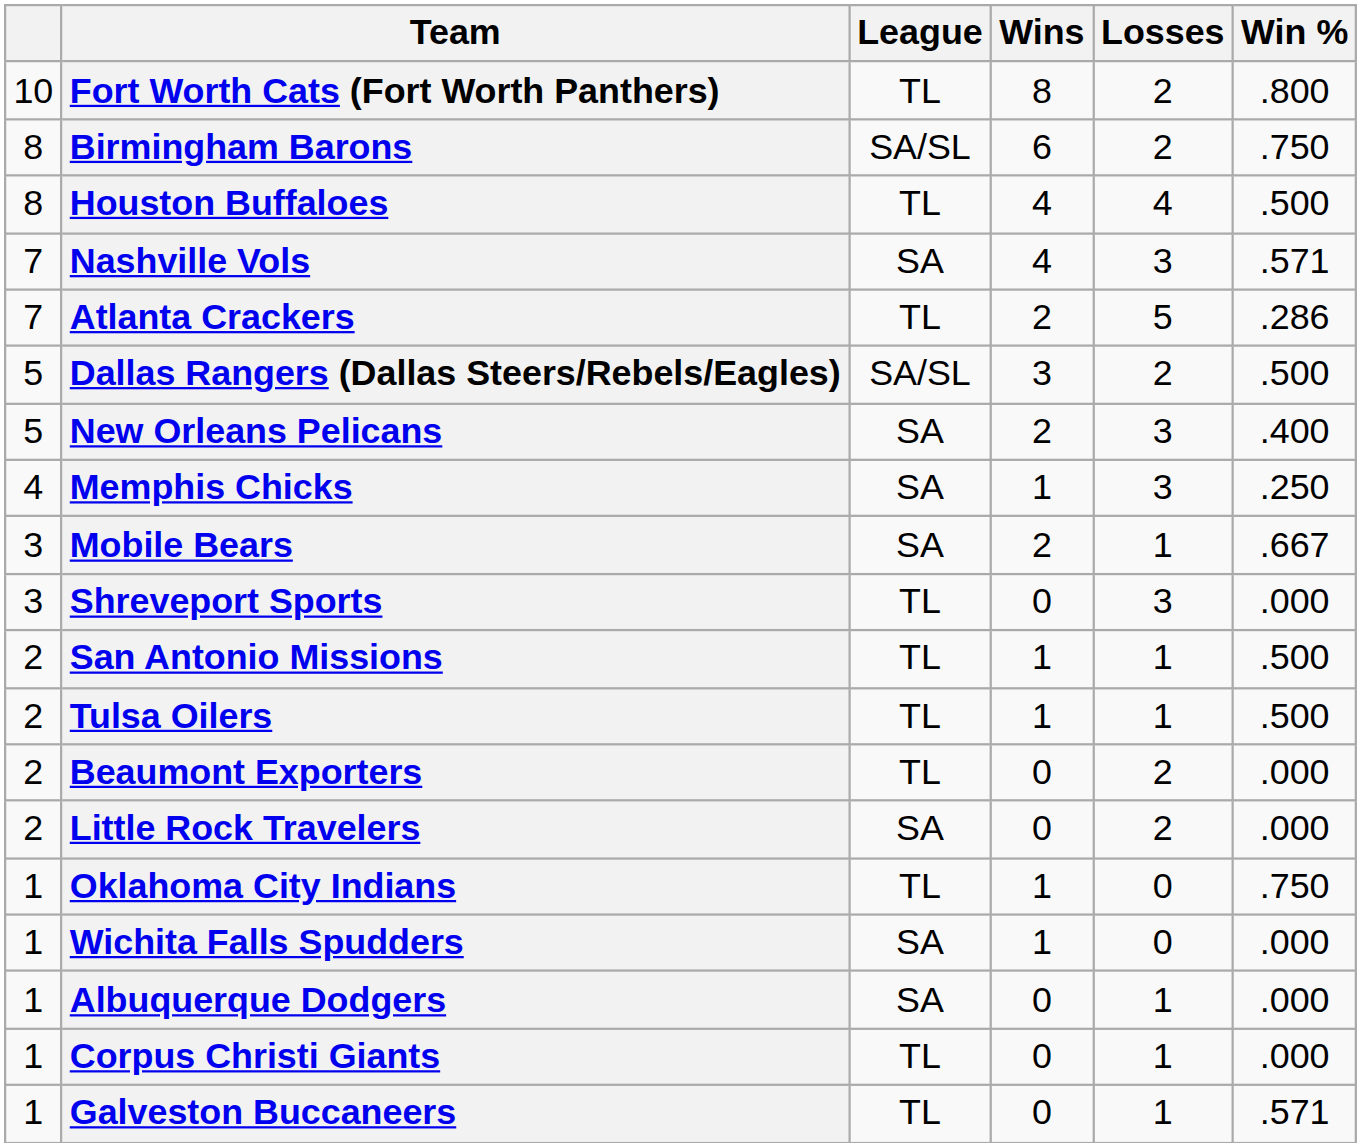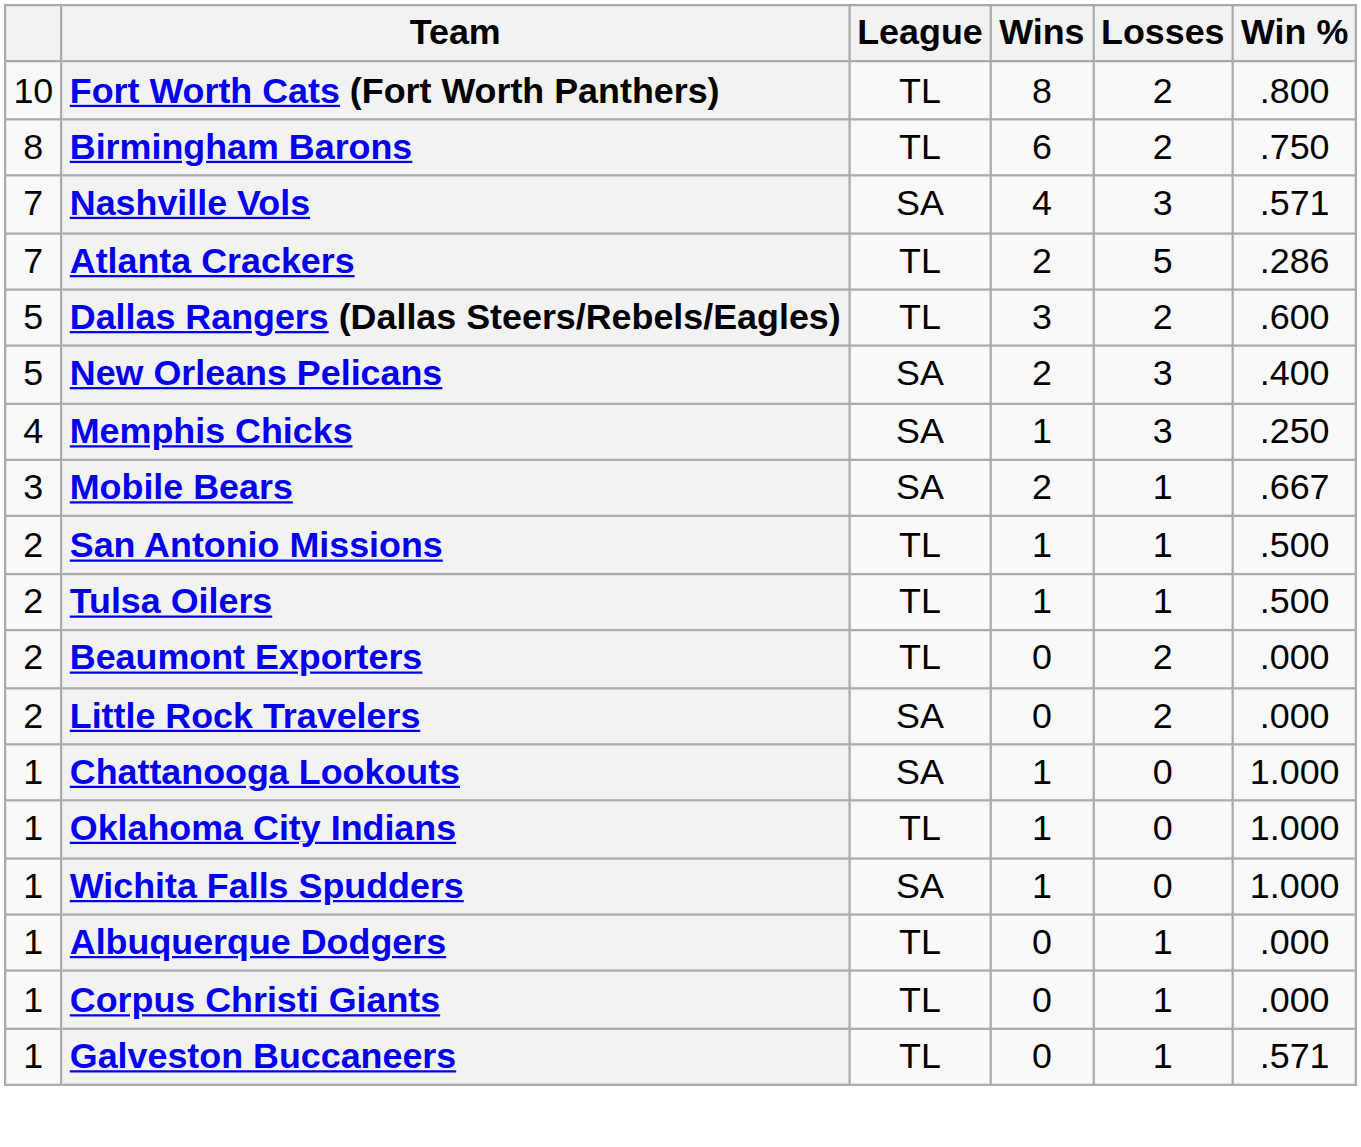(920, 146) SA/SL -> (920, 146) TL
- row: (229, 203)
(920, 373) SA/SL -> (920, 317) TL
(1295, 373) .500 -> (1295, 317) .600
- row: (226, 601)
+ row: (265, 771)
(1295, 885) .750 -> (1295, 828) 1.000
(1295, 942) .000 -> (1295, 885) 1.000
(920, 999) SA -> (920, 942) TL
